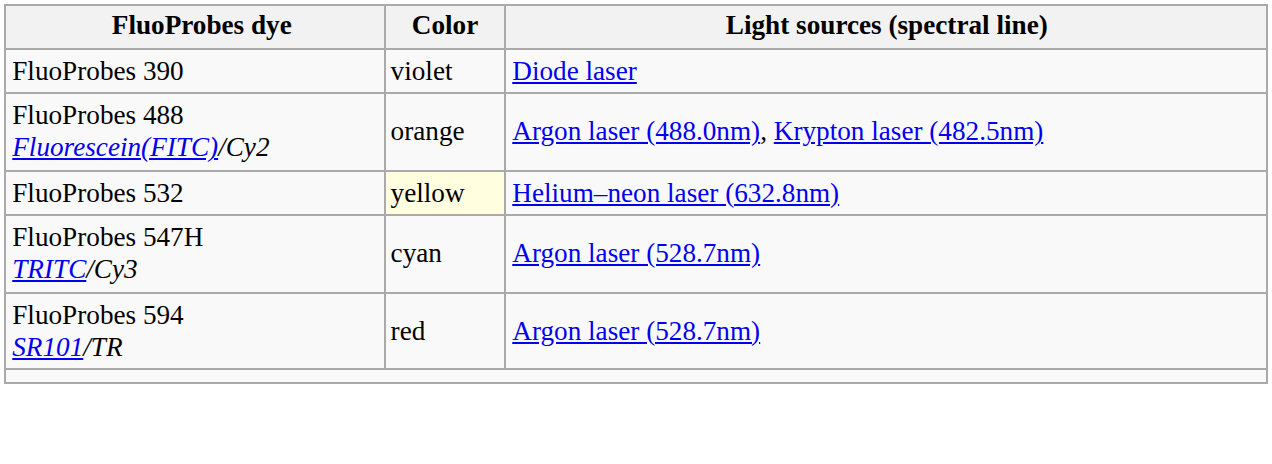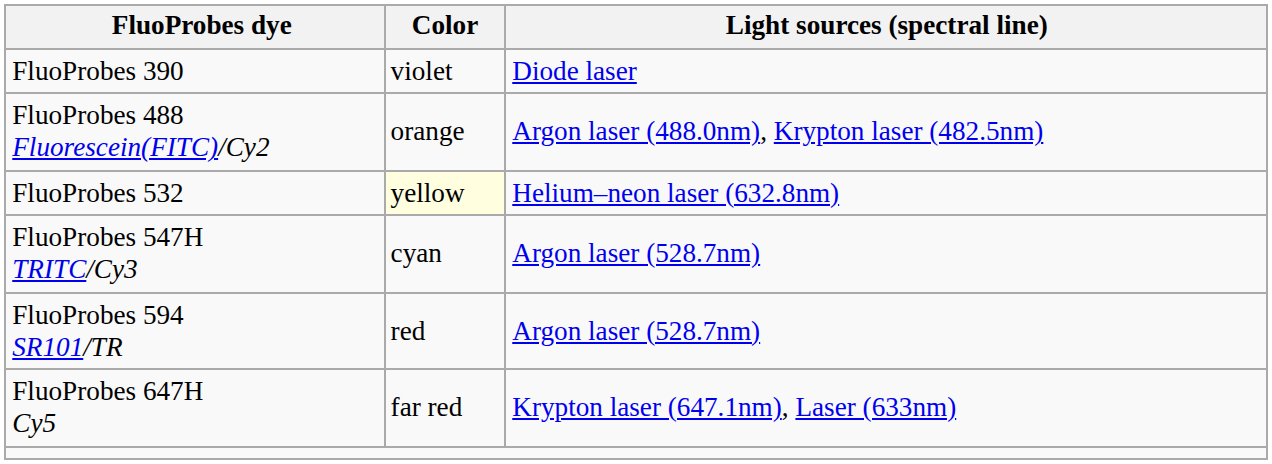+ row: (108, 407)
